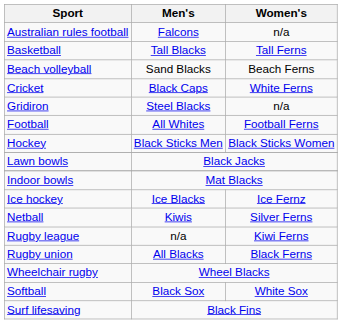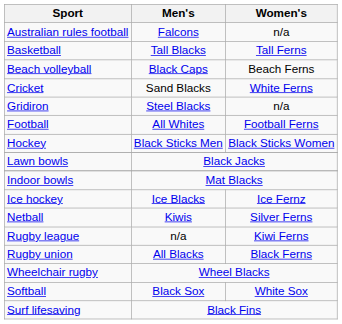(178, 69) Sand Blacks -> (178, 69) Black Caps
(178, 87) Black Caps -> (178, 87) Sand Blacks
